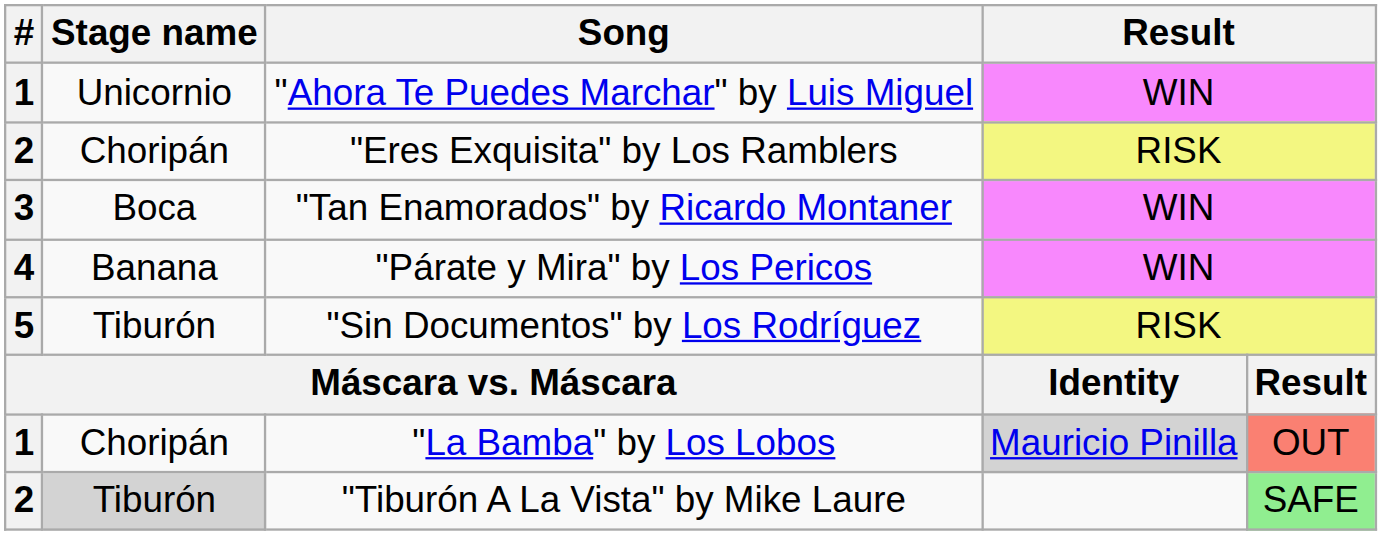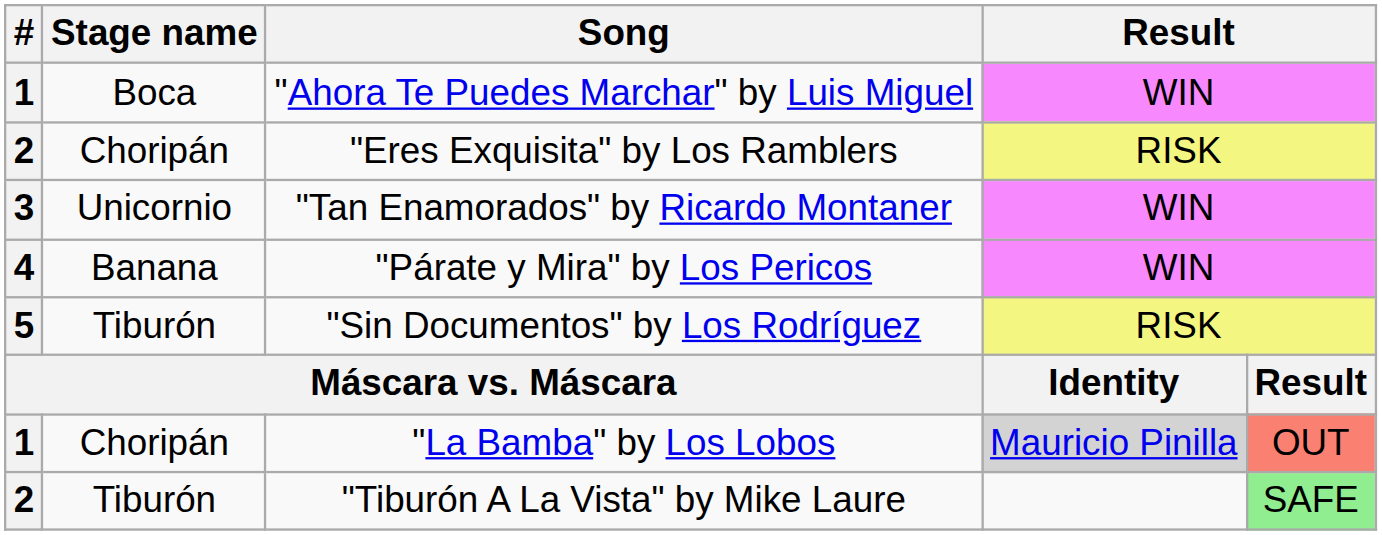(154, 92) Unicornio -> (154, 92) Boca
(154, 208) Boca -> (154, 208) Unicornio
(154, 500) lightgrey background -> (154, 500) no background
